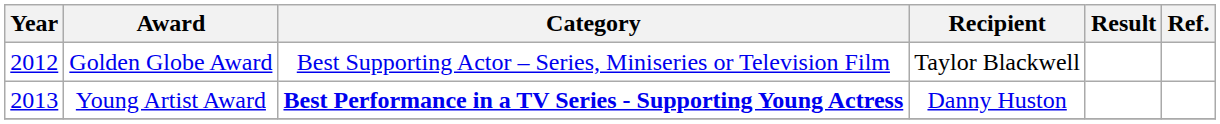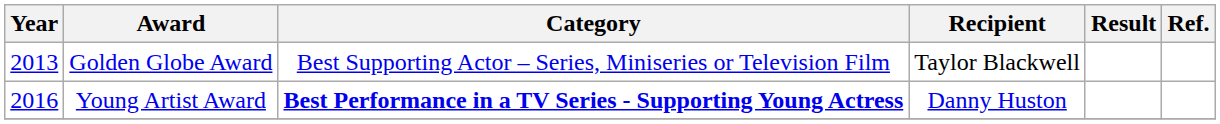(34, 61) 2012 -> (34, 61) 2013
(34, 99) 2013 -> (34, 99) 2016
